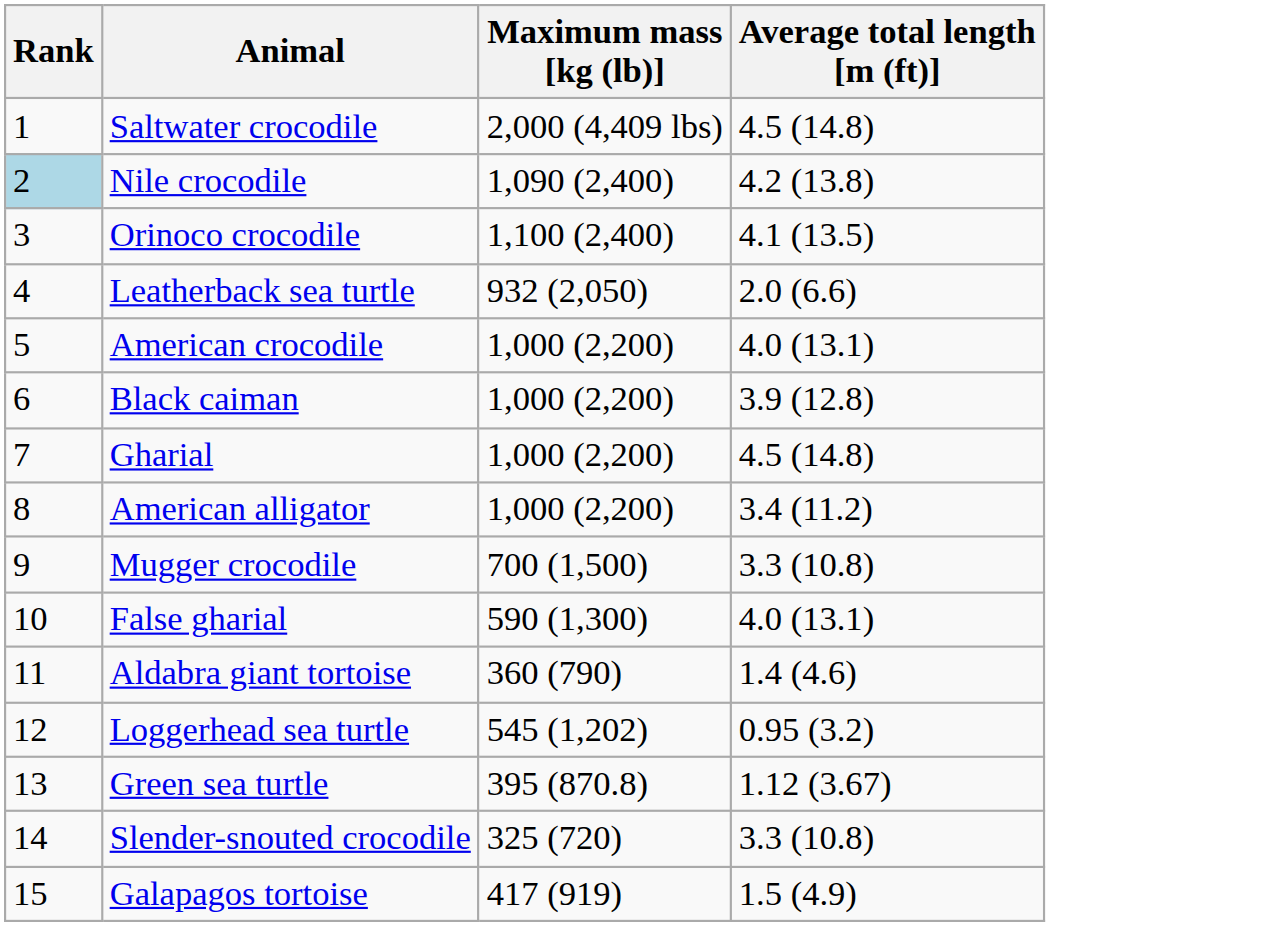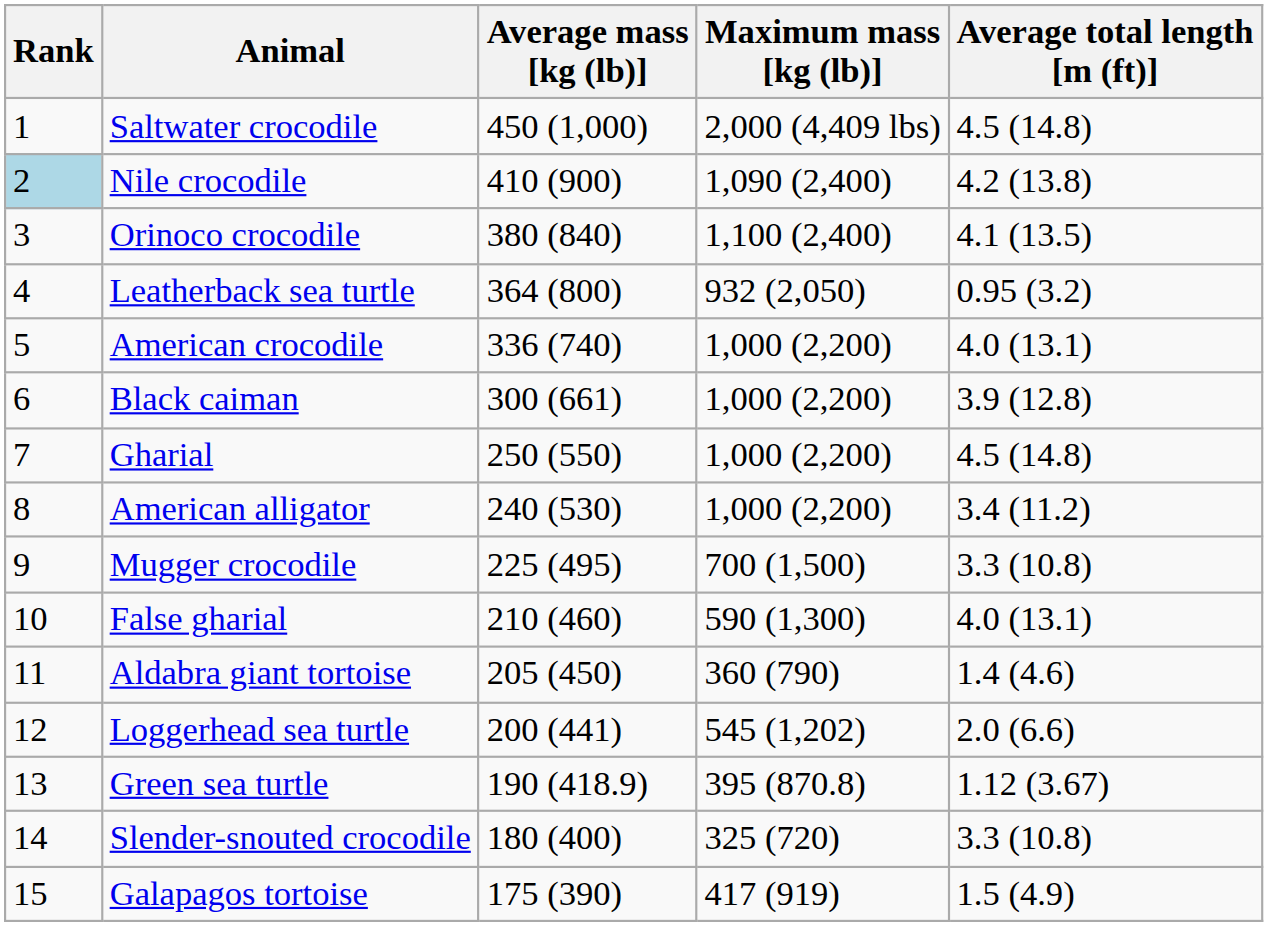+ column: (588, 51)
(798, 290) 2.0 (6.6) -> (1024, 290) 0.95 (3.2)
(806, 728) 0.95 (3.2) -> (1016, 728) 2.0 (6.6)
